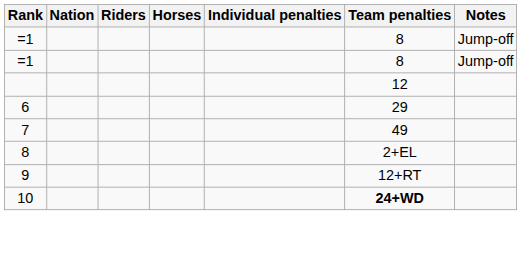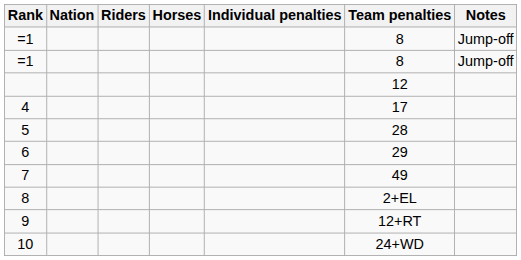+ row: (25, 107)
+ row: (25, 130)
(400, 198) bold -> (400, 244) normal
